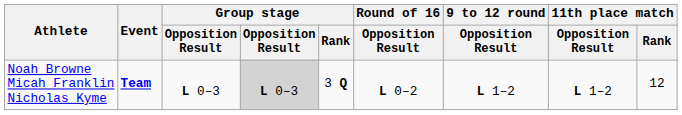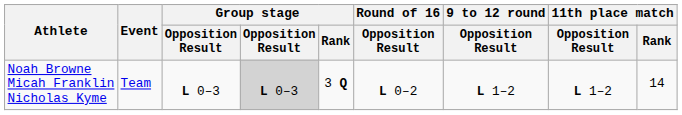(136, 85) bold -> (136, 85) normal
(657, 85) 12 -> (657, 85) 14
